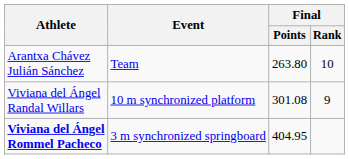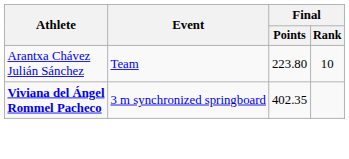(290, 64) 263.80 -> (290, 64) 223.80
- row: (54, 100)
(290, 136) 404.95 -> (290, 100) 402.35
